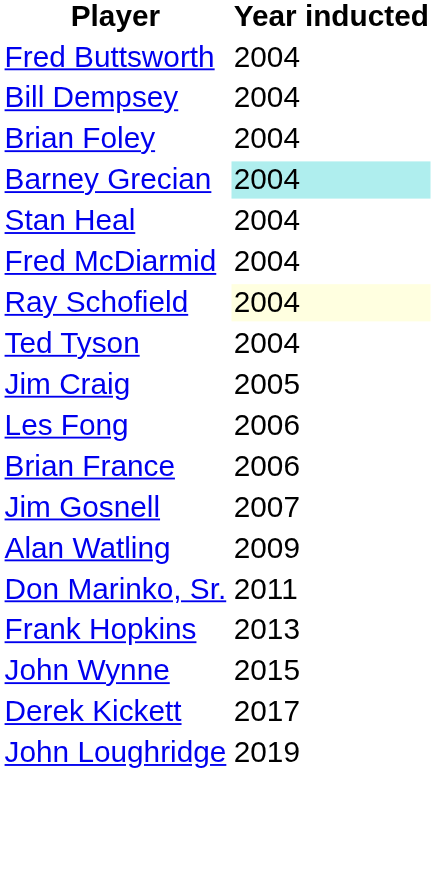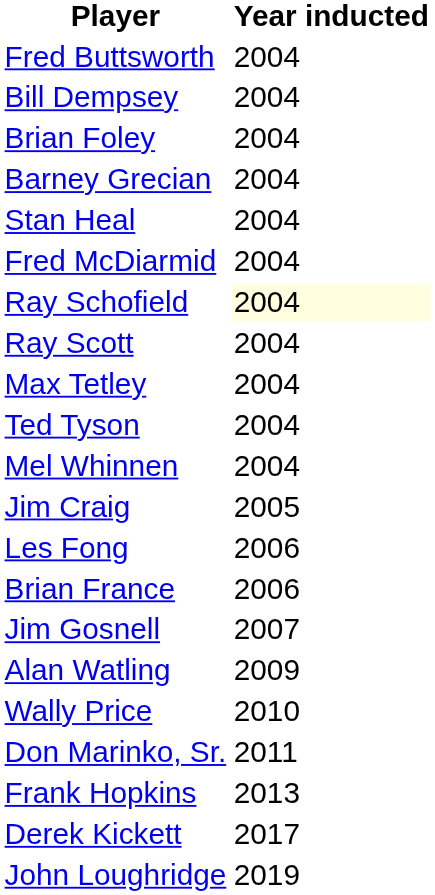(267, 179) paleturquoise background -> (267, 179) no background
+ row: (69, 343)
+ row: (75, 384)
+ row: (91, 466)
+ row: (78, 711)
- row: (87, 670)
